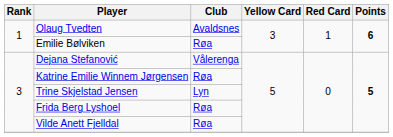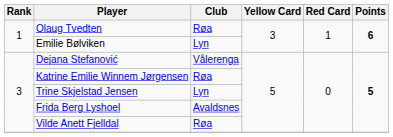(216, 28) Avaldsnes -> (202, 28) Røa
(202, 44) Røa -> (201, 44) Lyn
(202, 108) Røa -> (216, 108) Avaldsnes
